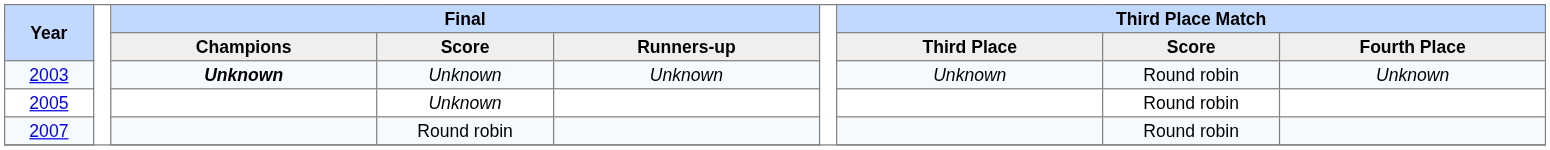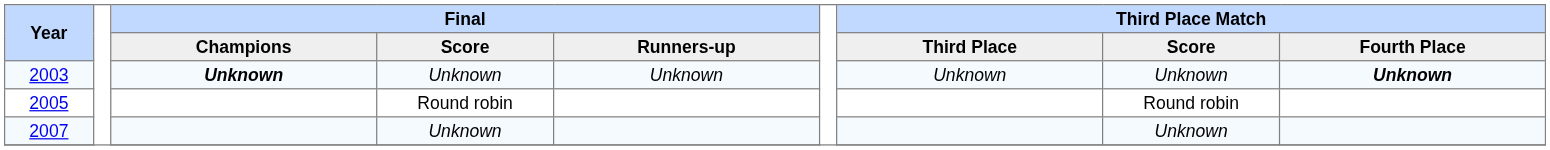(1191, 75) Round robin -> (1191, 75) Unknown
(1413, 75) normal -> (1413, 75) bold
(465, 103) Unknown -> (465, 103) Round robin
(465, 131) Round robin -> (465, 131) Unknown
(1191, 131) Round robin -> (1191, 131) Unknown
